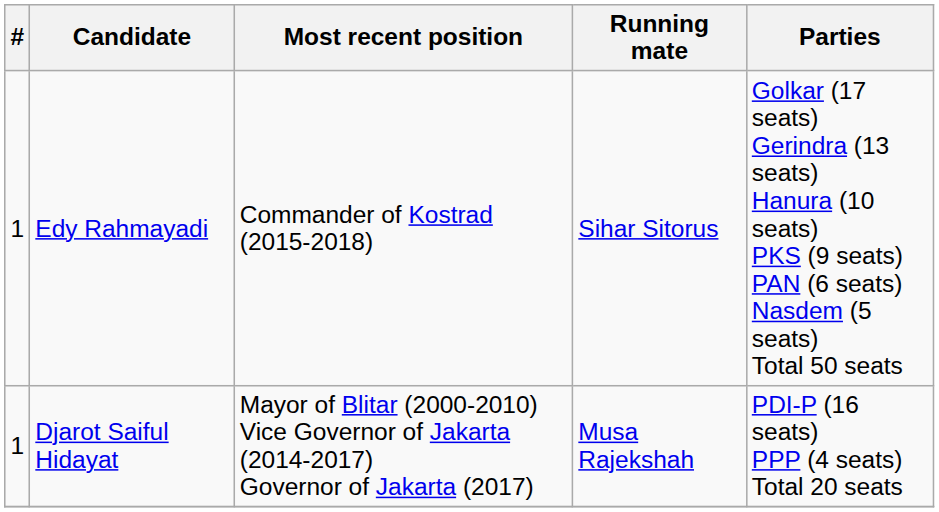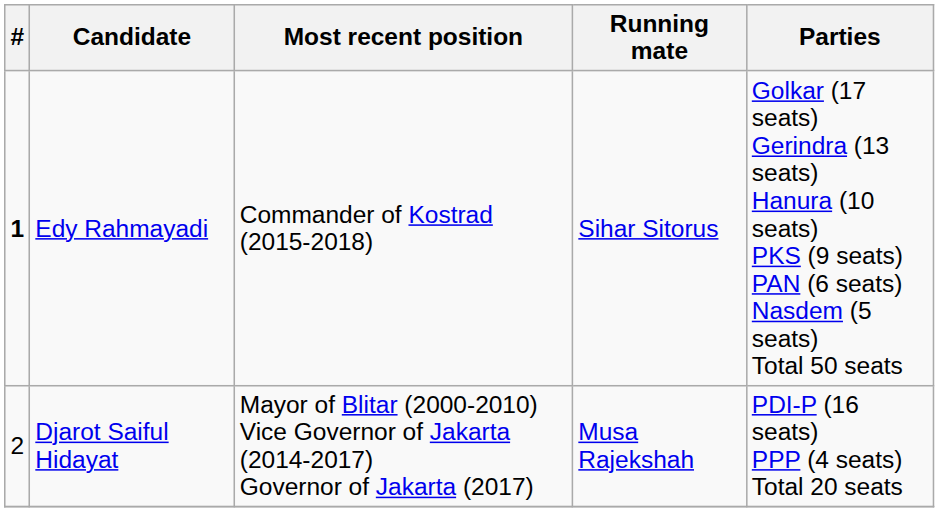(17, 227) normal -> (17, 227) bold
(17, 445) 1 -> (17, 445) 2
